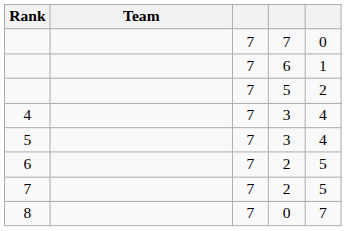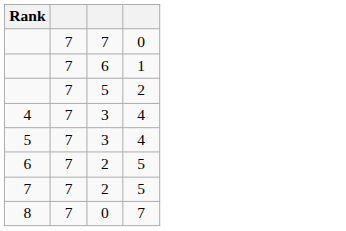- column: (141, 16)
